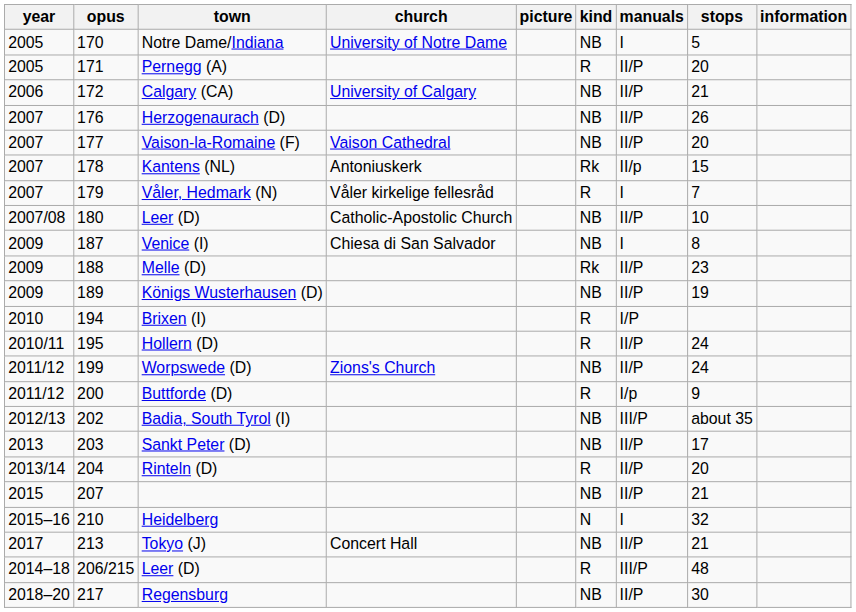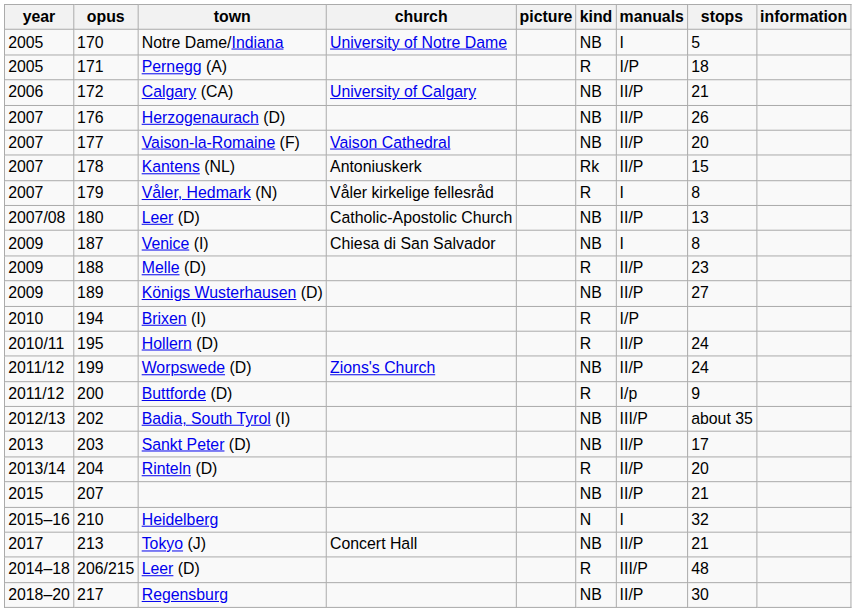(631, 67) II/P -> (629, 67) I/P
(700, 67) 20 -> (700, 67) 18
(631, 167) II/p -> (631, 167) II/P
(696, 192) 7 -> (696, 192) 8
(700, 218) 10 -> (700, 218) 13
(589, 268) Rk -> (585, 268) R
(700, 293) 19 -> (700, 293) 27
